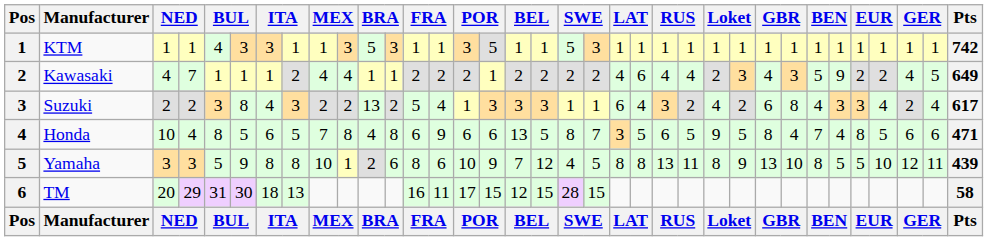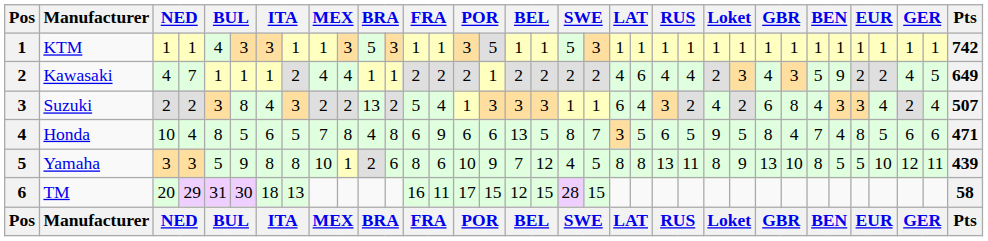(965, 105) 617 -> (965, 105) 507
